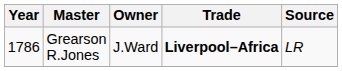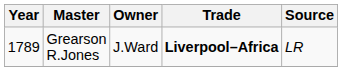(24, 46) 1786 -> (24, 46) 1789
